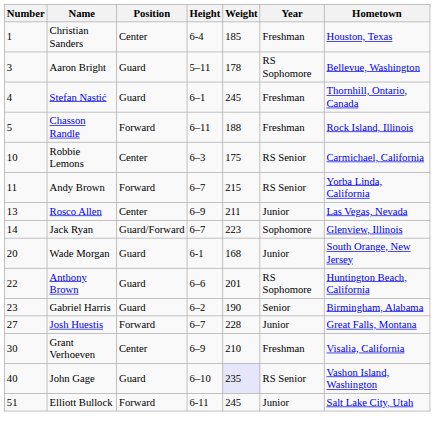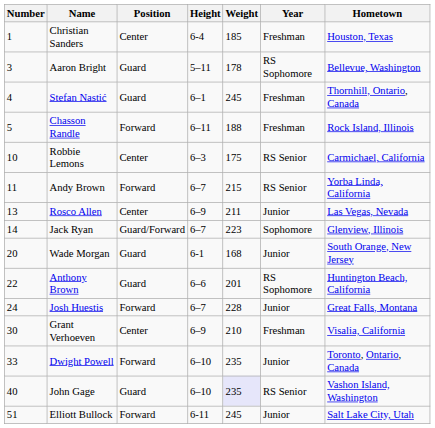- row: (80, 307)
(12, 324) 27 -> (12, 307) 24
+ row: (82, 361)
